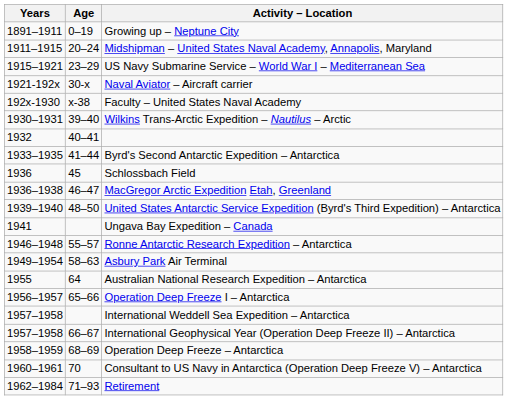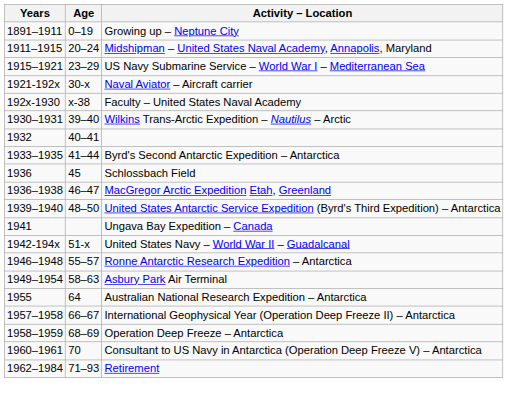+ row: (227, 244)
- row: (197, 297)
- row: (227, 315)
